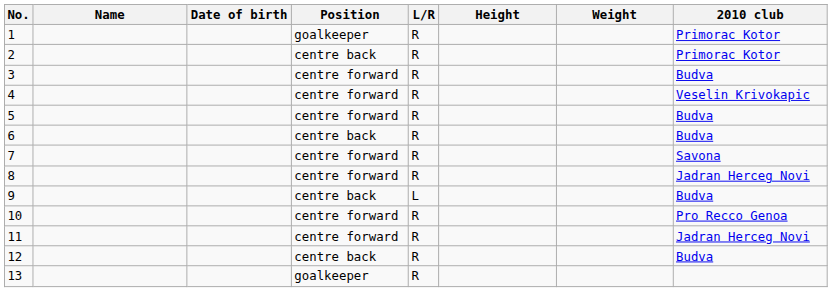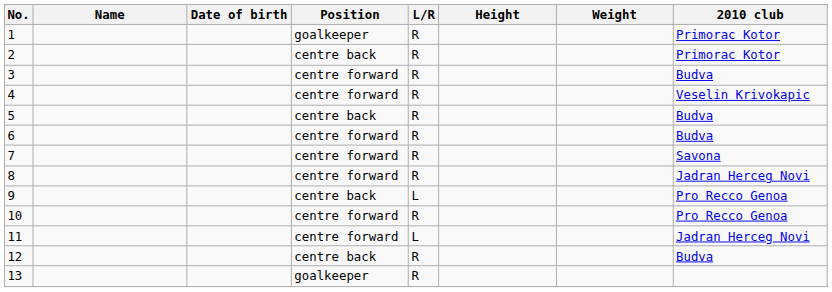(346, 115) centre forward -> (335, 115) centre back
(335, 135) centre back -> (346, 135) centre forward
(695, 196) Budva -> (732, 196) Pro Recco Genoa
(415, 236) R -> (415, 236) L
